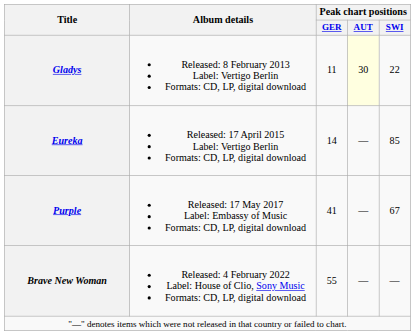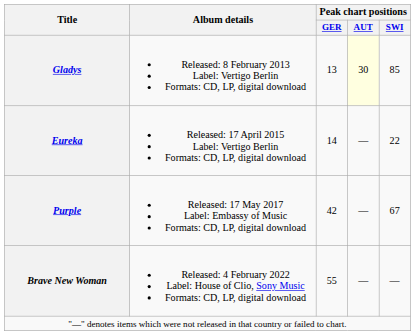(332, 70) 11 -> (332, 70) 13
(395, 70) 22 -> (395, 70) 85
(395, 140) 85 -> (395, 140) 22
(332, 210) 41 -> (332, 210) 42
